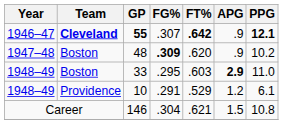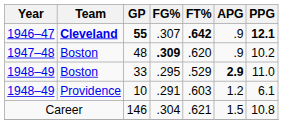(200, 72) .603 -> (200, 72) .529
(200, 91) .529 -> (200, 91) .603
